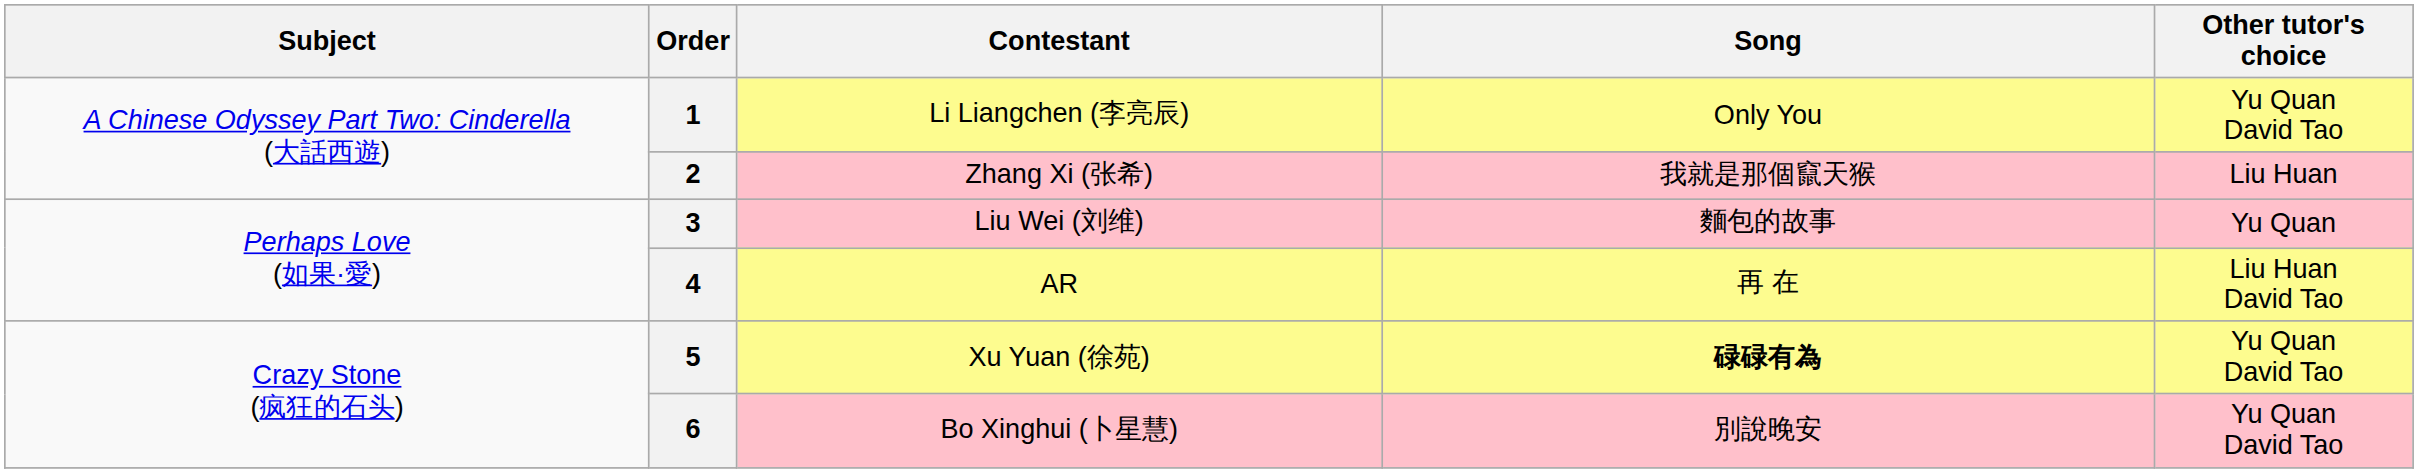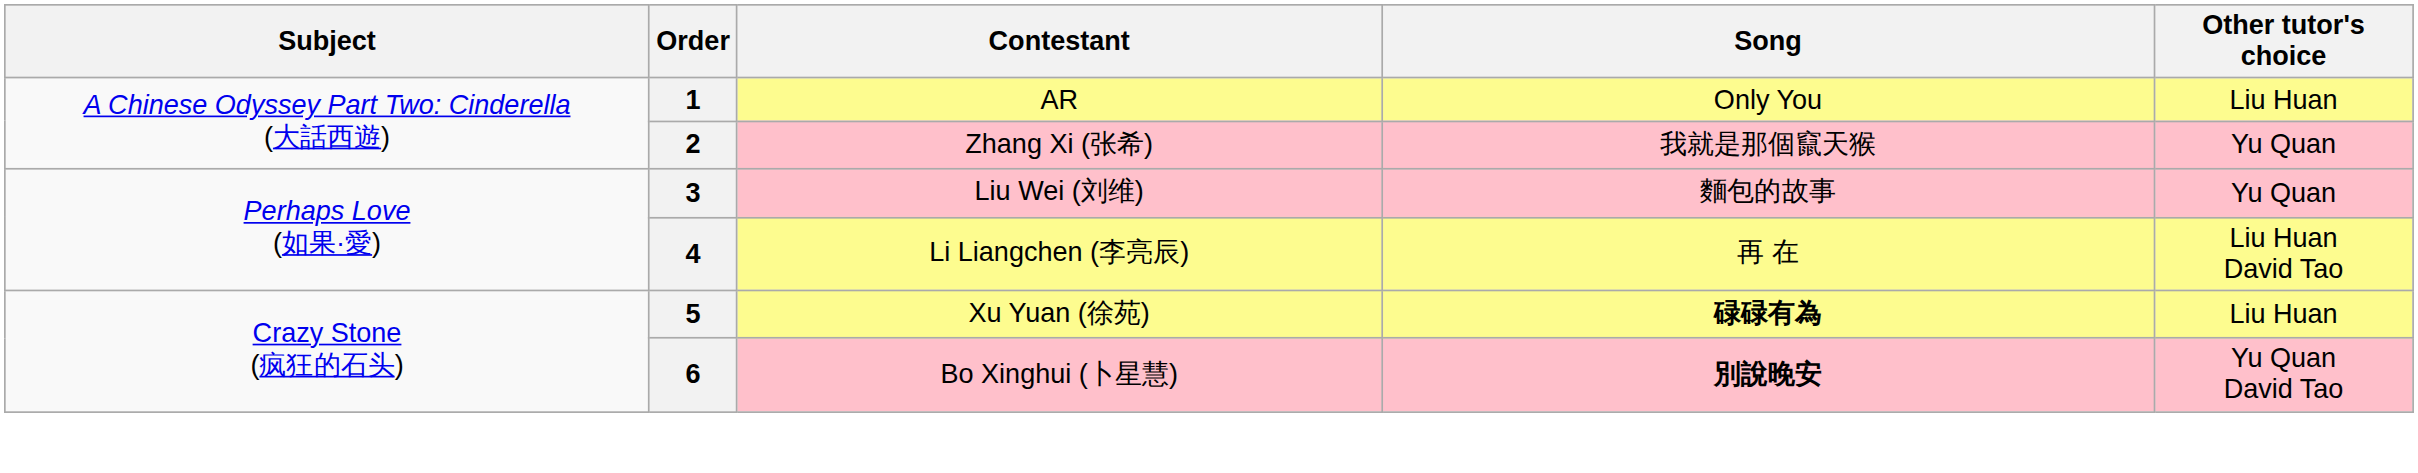(1059, 113) Li Liangchen (李亮辰) -> (1059, 99) AR
(2284, 114) Yu Quan David Tao -> (2284, 99) Liu Huan
(2284, 175) Liu Huan -> (2284, 144) Yu Quan
(1059, 283) AR -> (1059, 252) Li Liangchen (李亮辰)
(2284, 356) Yu Quan David Tao -> (2284, 313) Liu Huan
(1768, 429) normal -> (1768, 373) bold
